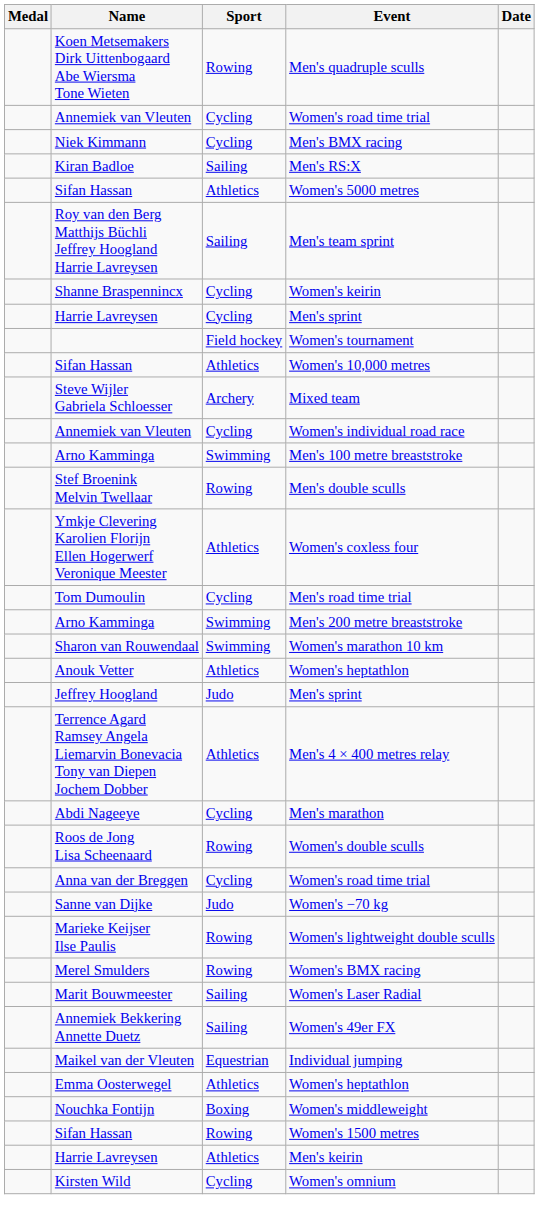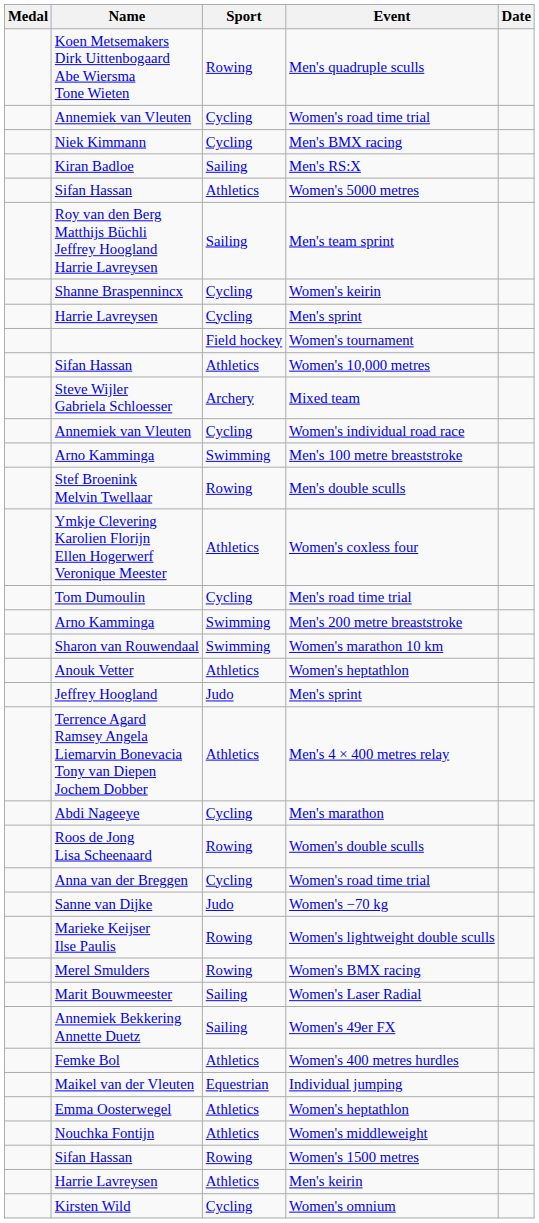+ row: (87, 1060)
(227, 1109) Boxing -> (232, 1133) Athletics
